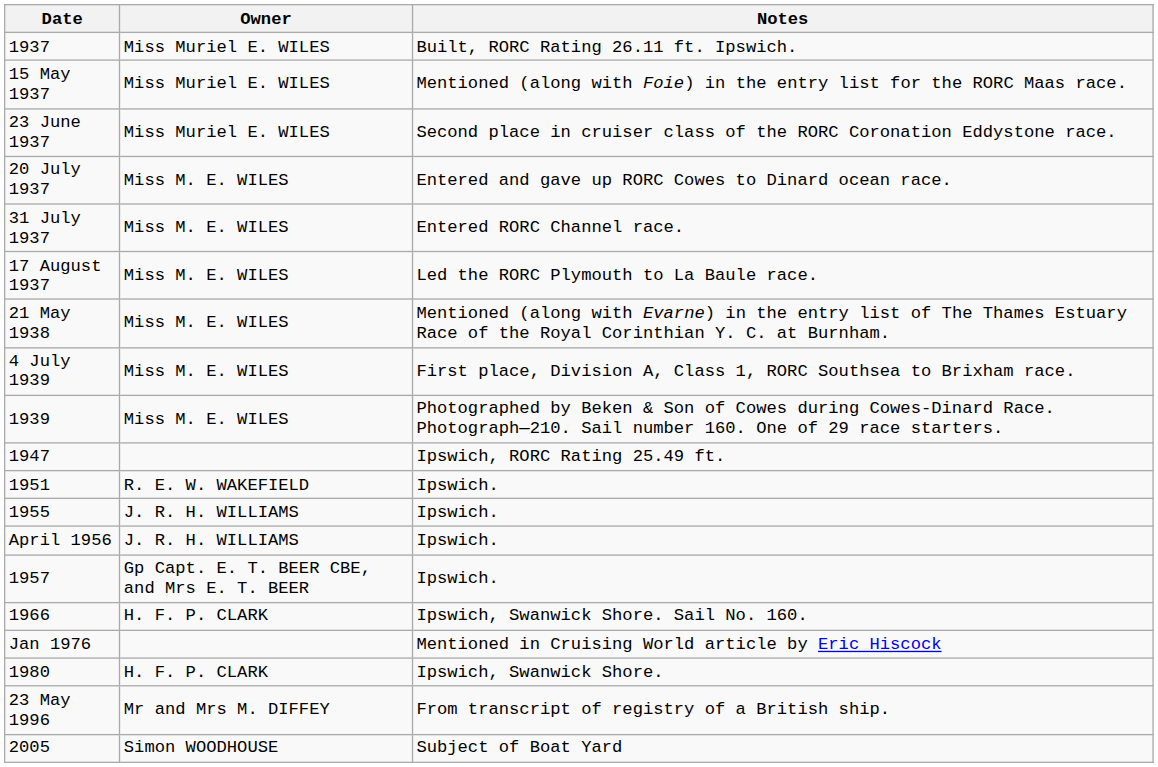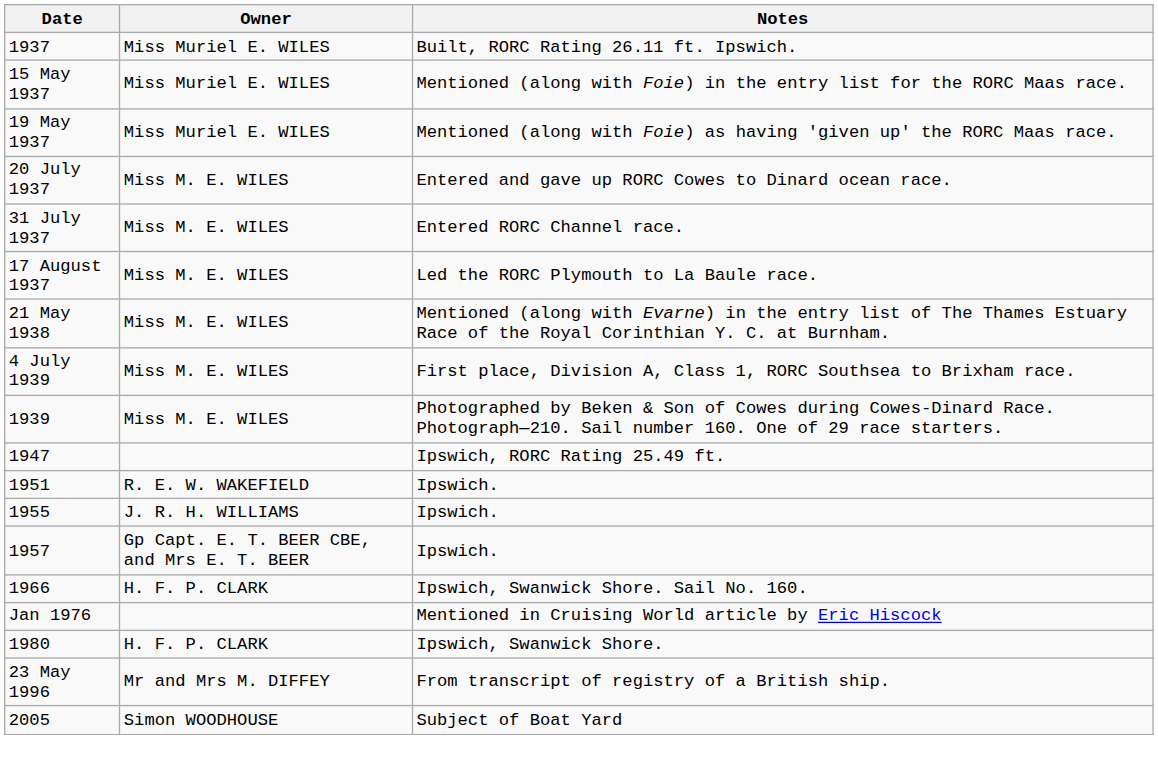+ row: (40, 132)
- row: (45, 132)
- row: (60, 541)
